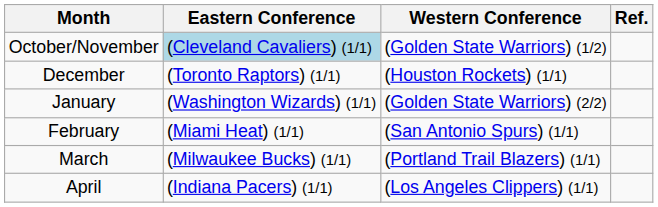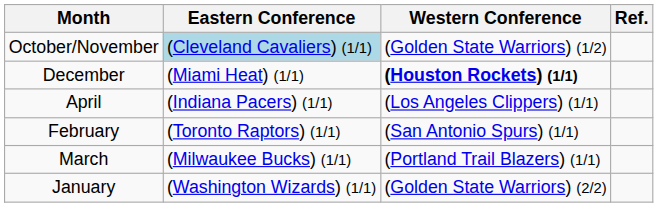(254, 74) (Toronto Raptors) (1/1) -> (235, 74) (Miami Heat) (1/1)
(476, 74) normal -> (481, 74) bold
rows swapped: (84, 103) <-> (84, 187)
(235, 131) (Miami Heat) (1/1) -> (254, 131) (Toronto Raptors) (1/1)
